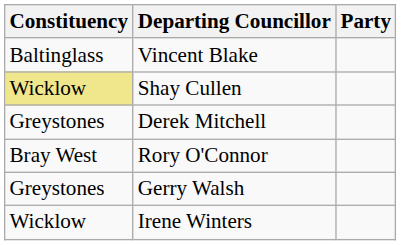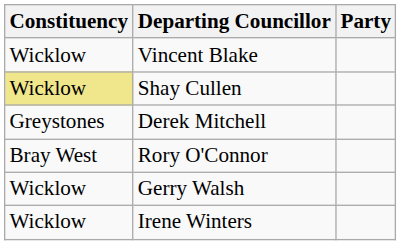(56, 54) Baltinglass -> (48, 54) Wicklow
(57, 188) Greystones -> (48, 188) Wicklow
